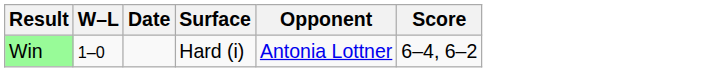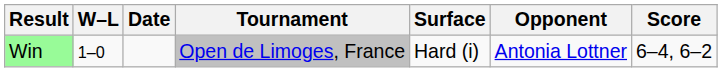+ column: (292, 19)
